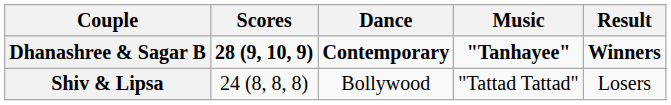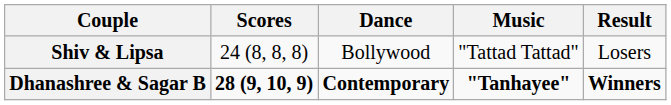rows swapped: (107, 52) <-> (107, 83)
